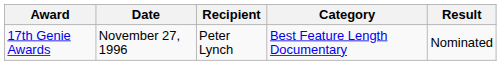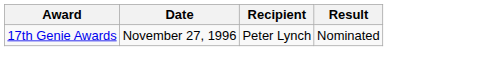- column: (347, 14)
